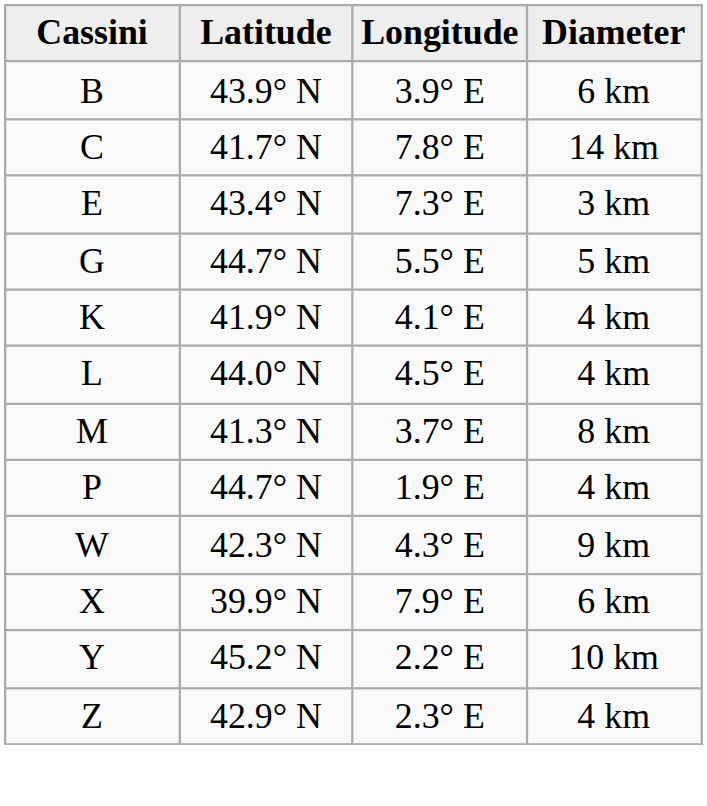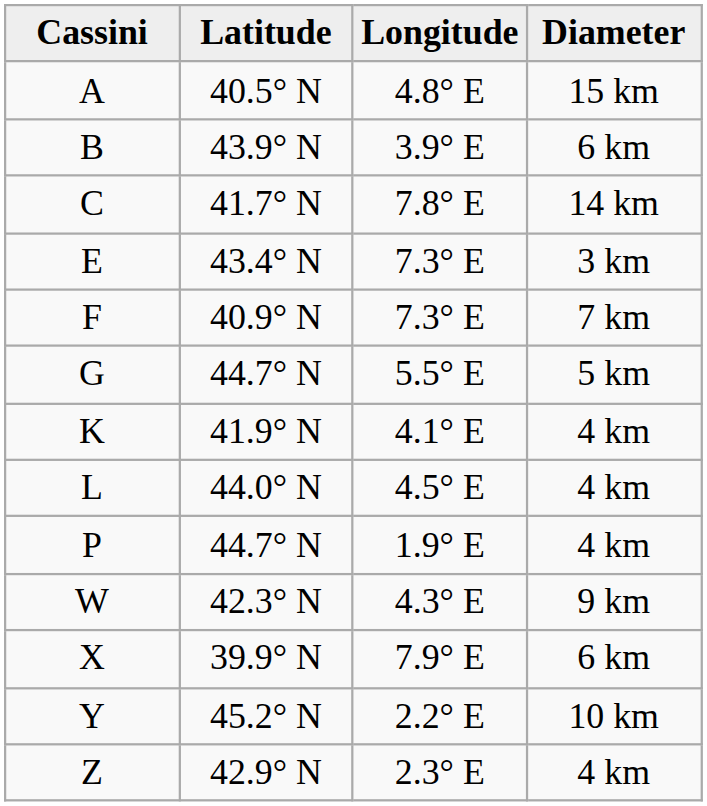+ row: (92, 89)
+ row: (92, 317)
- row: (92, 430)
